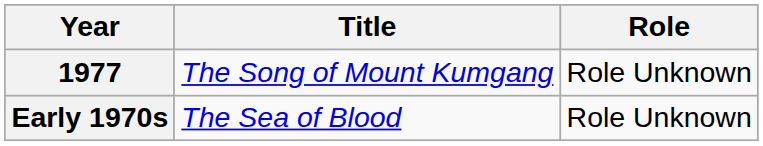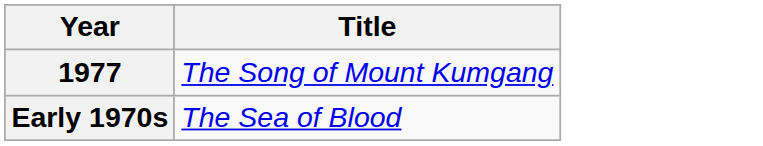- column: (659, 27)
